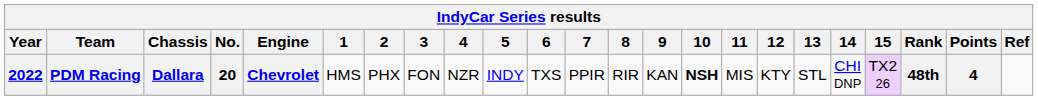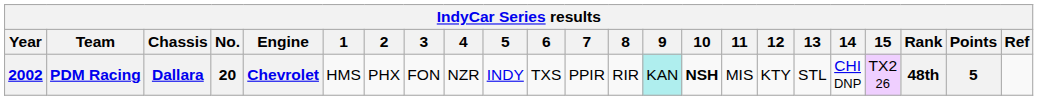(25, 75) 2022 -> (25, 75) 2002
(662, 75) no background -> (662, 75) paleturquoise background
(973, 75) 4 -> (973, 75) 5
